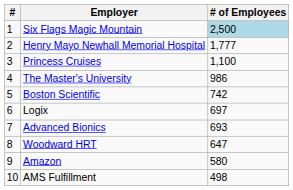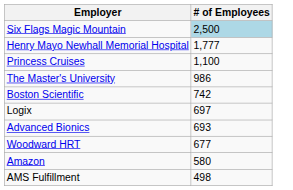- column: (13, 12)
(219, 144) 647 -> (202, 144) 677
